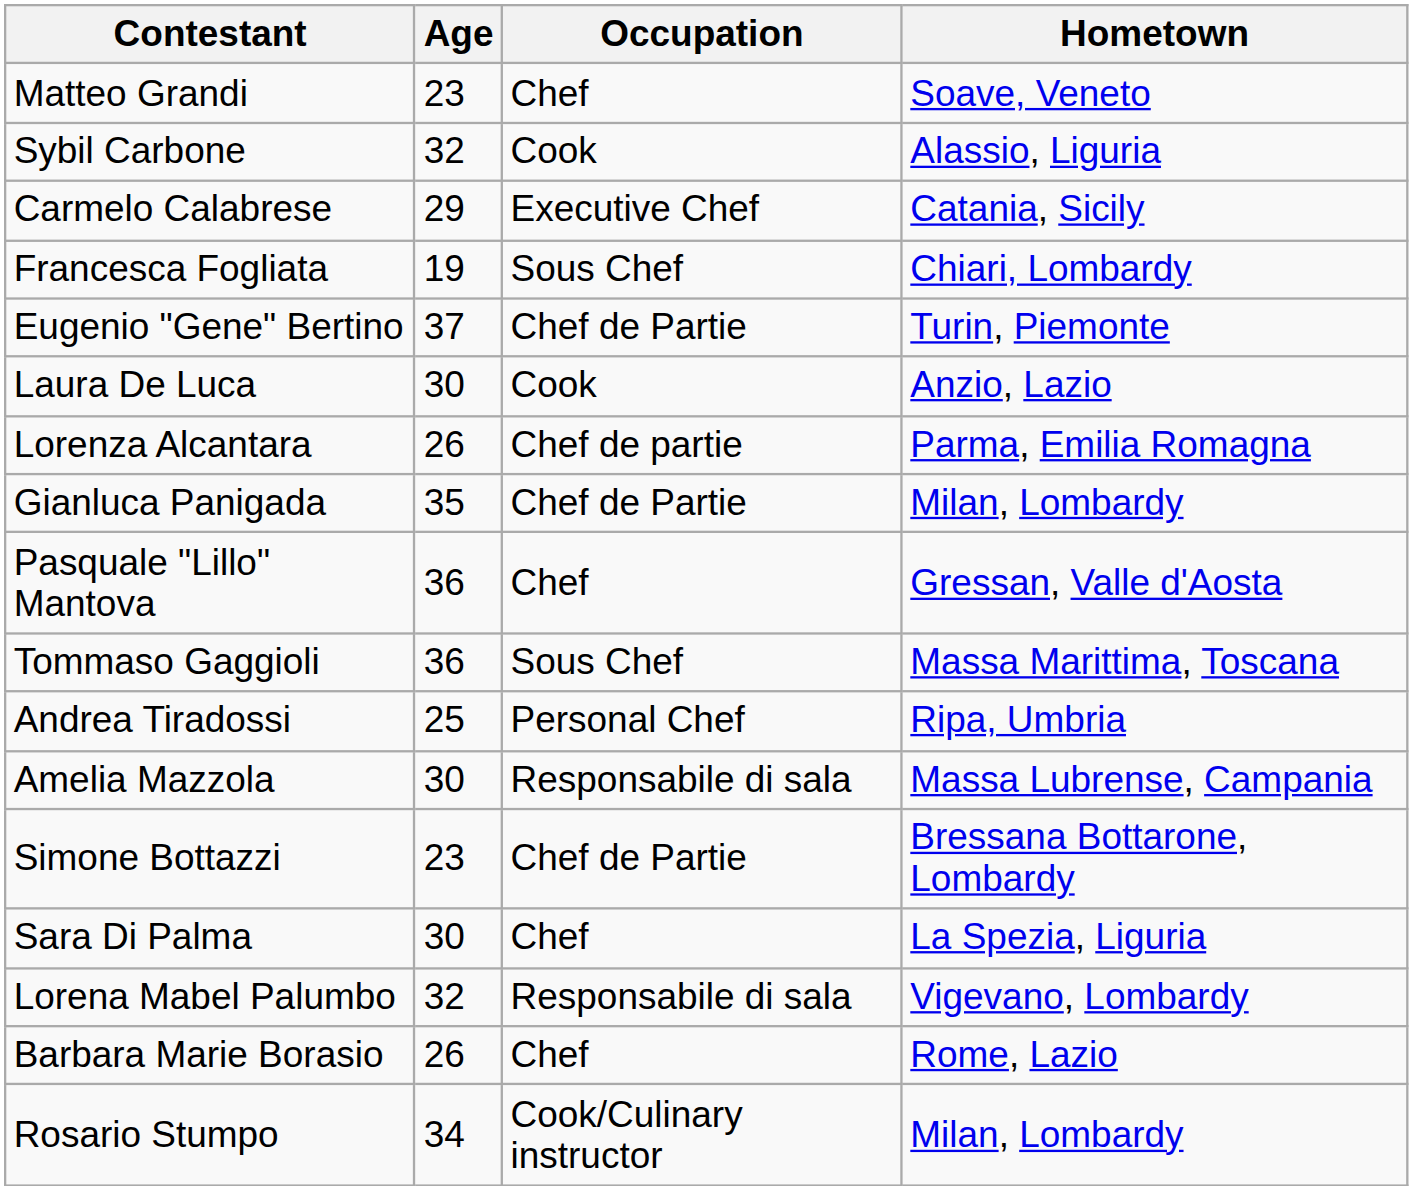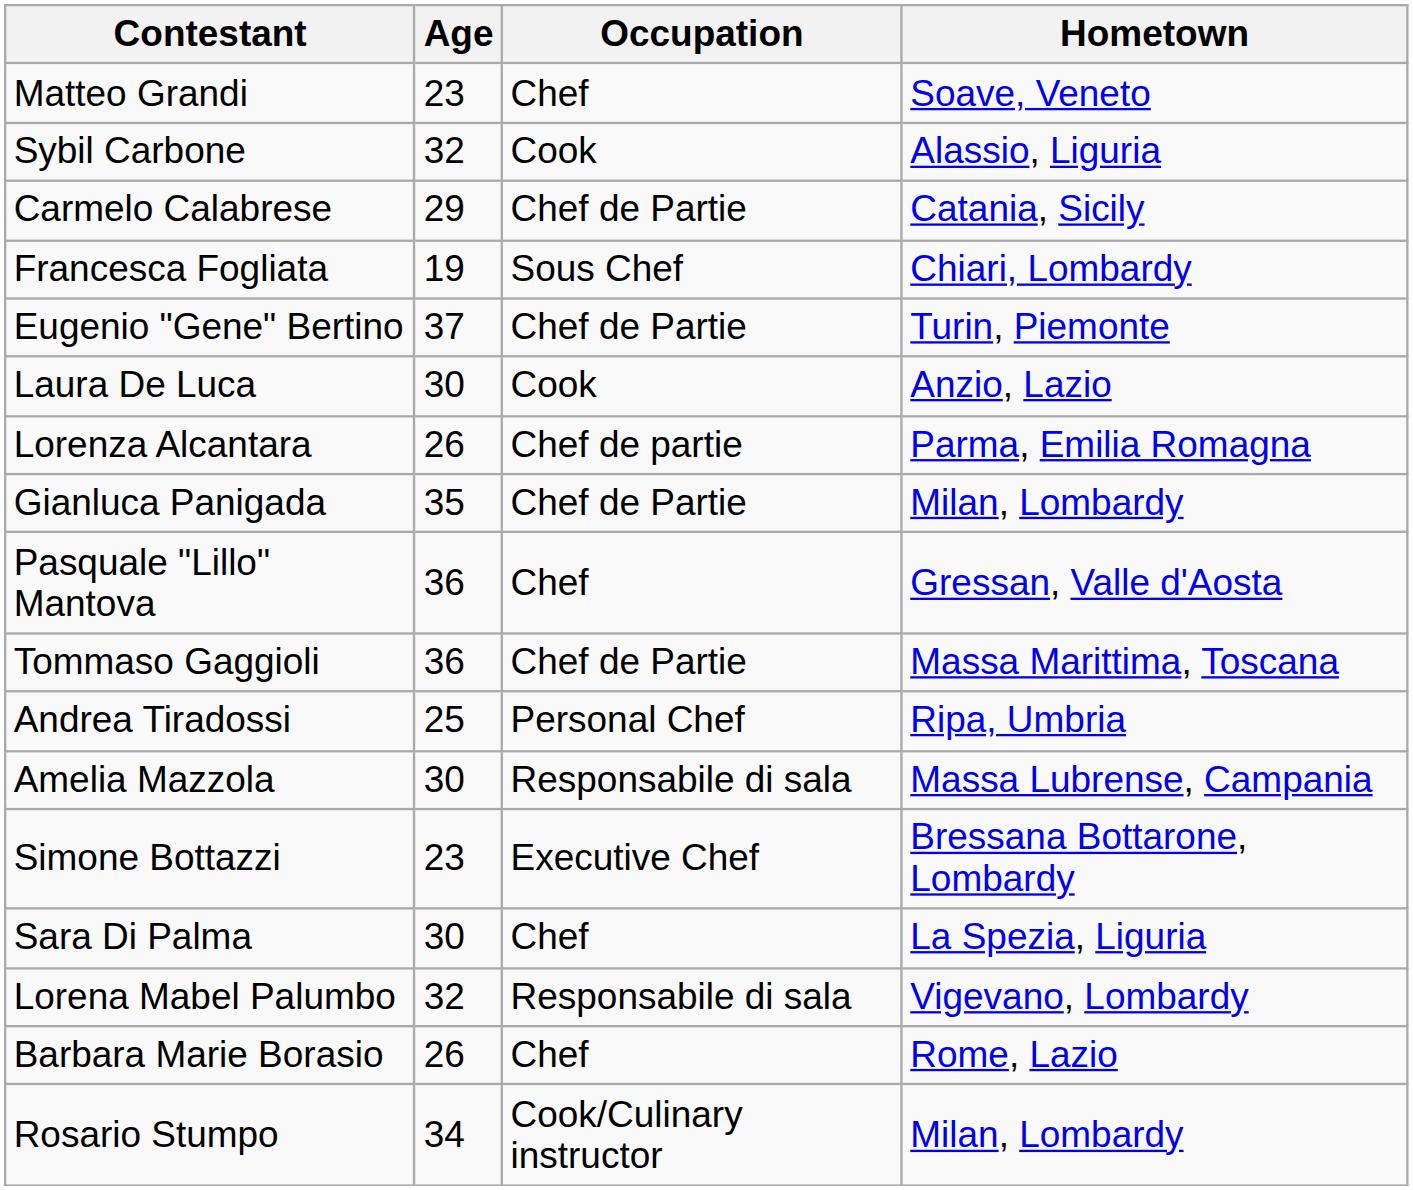(635, 209) Executive Chef -> (629, 209) Chef de Partie
(597, 661) Sous Chef -> (629, 661) Chef de Partie
(629, 858) Chef de Partie -> (635, 858) Executive Chef
